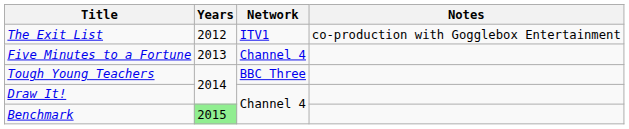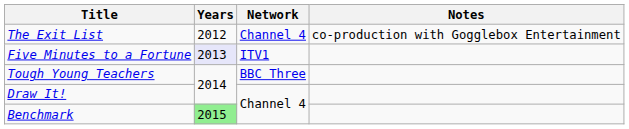(254, 34) ITV1 -> (273, 34) Channel 4
(212, 54) no background -> (212, 54) lavender background
(273, 54) Channel 4 -> (254, 54) ITV1
